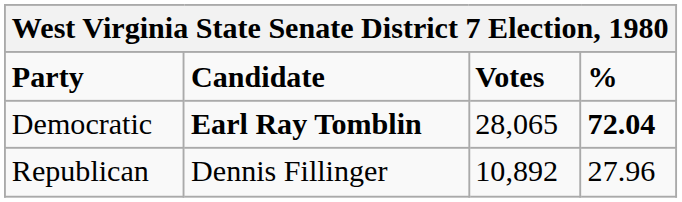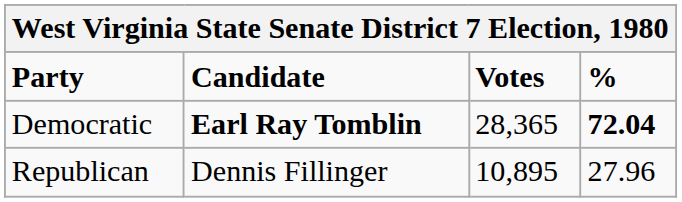(517, 123) 28,065 -> (517, 123) 28,365
(517, 171) 10,892 -> (517, 171) 10,895
